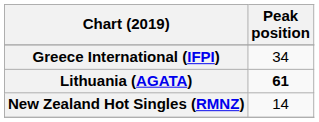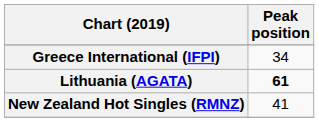(281, 104) 14 -> (281, 104) 41
